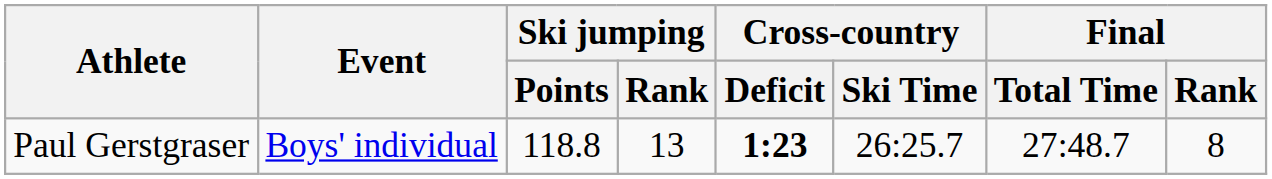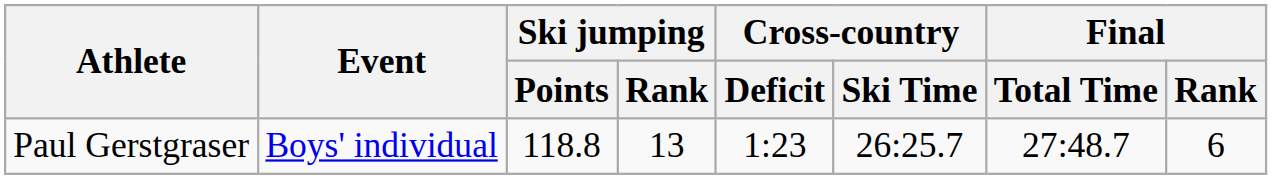(775, 145) bold -> (775, 145) normal
(1216, 145) 8 -> (1216, 145) 6
